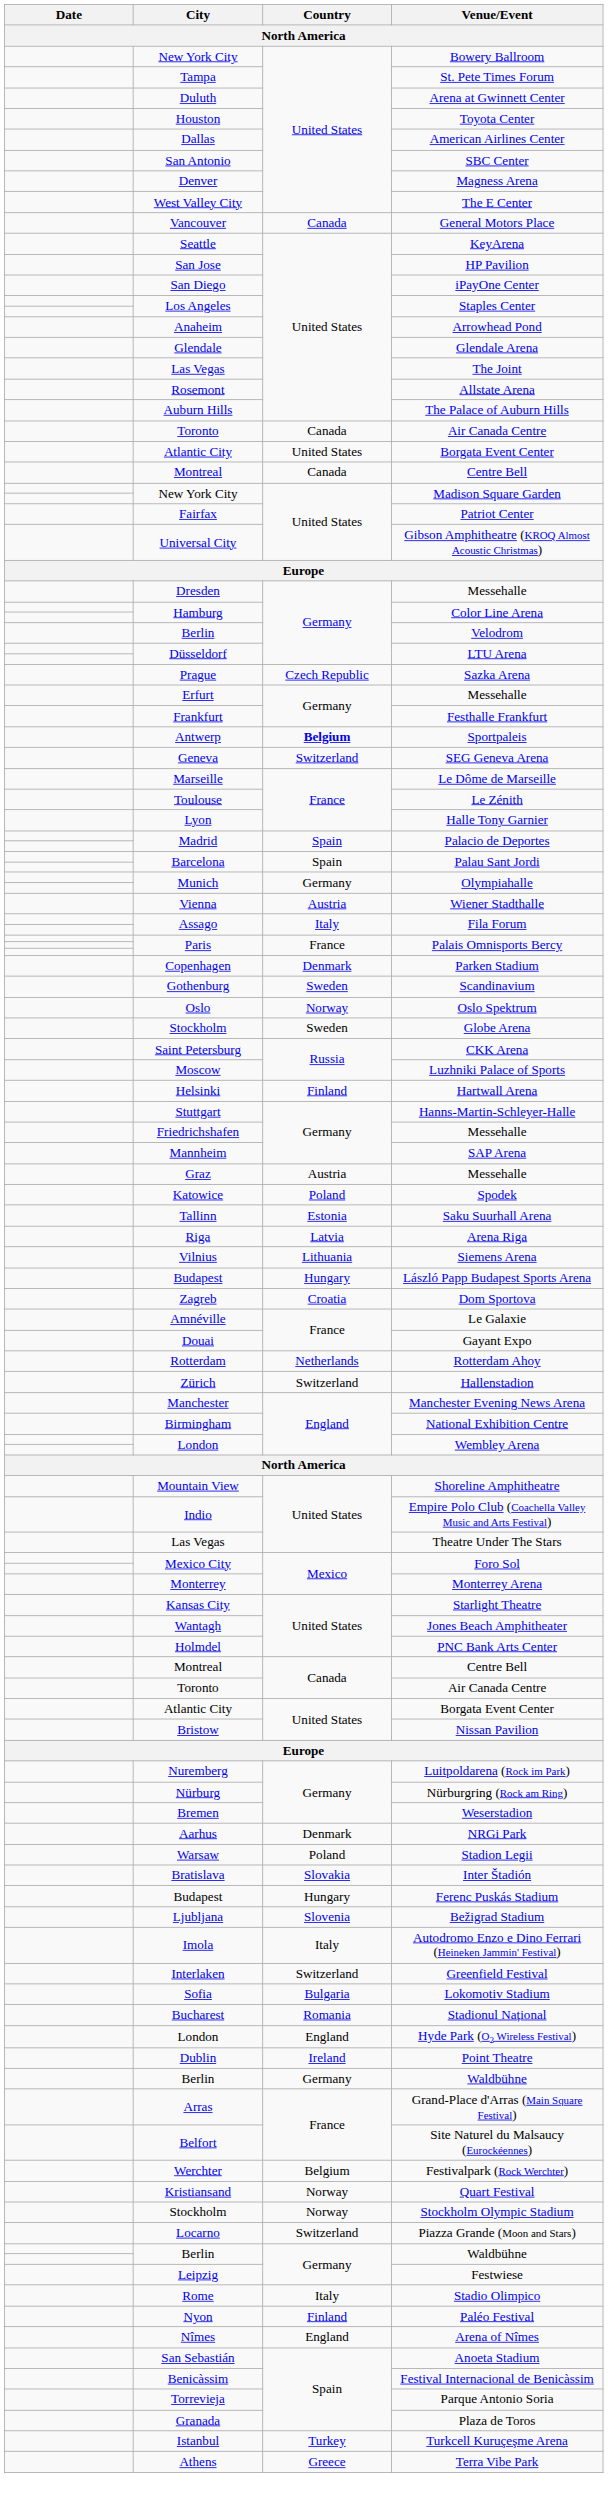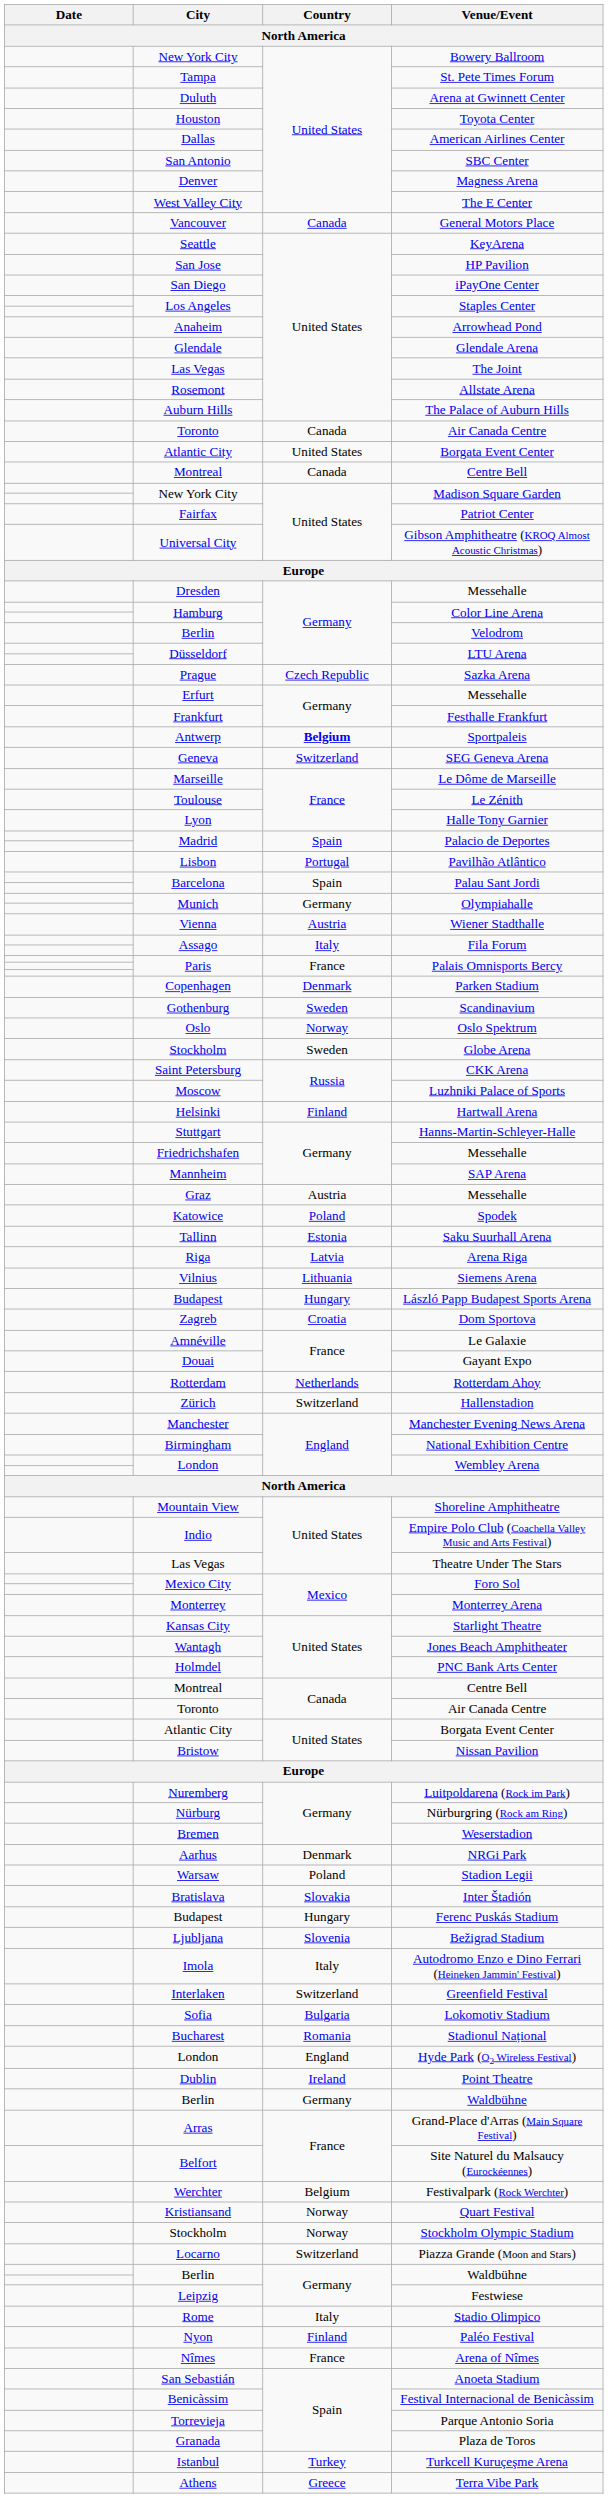+ row: (198, 861)
(327, 2337) England -> (327, 2358) France
